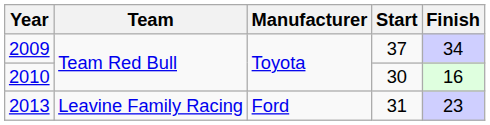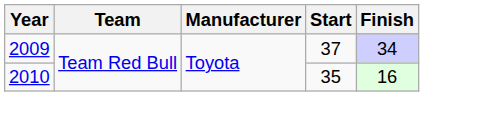(397, 77) 30 -> (331, 77) 35
- row: (29, 106)
